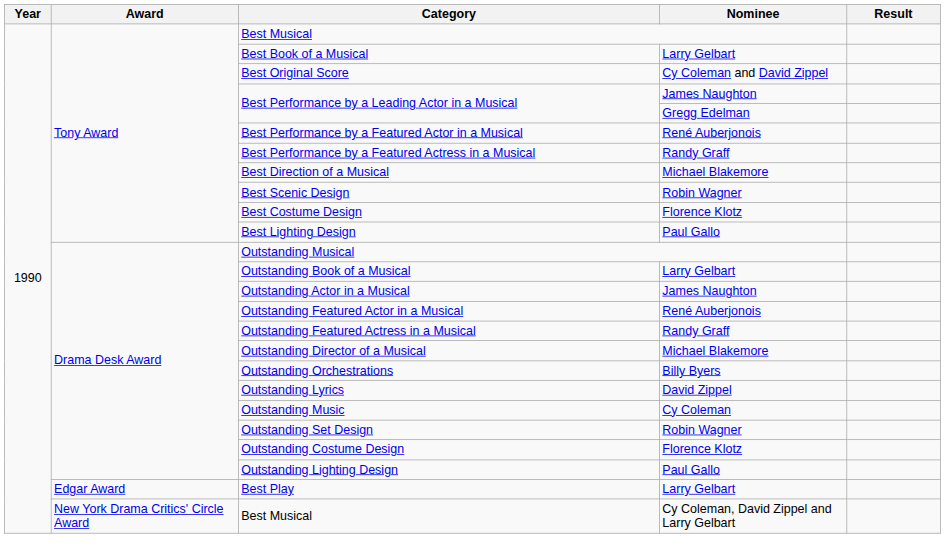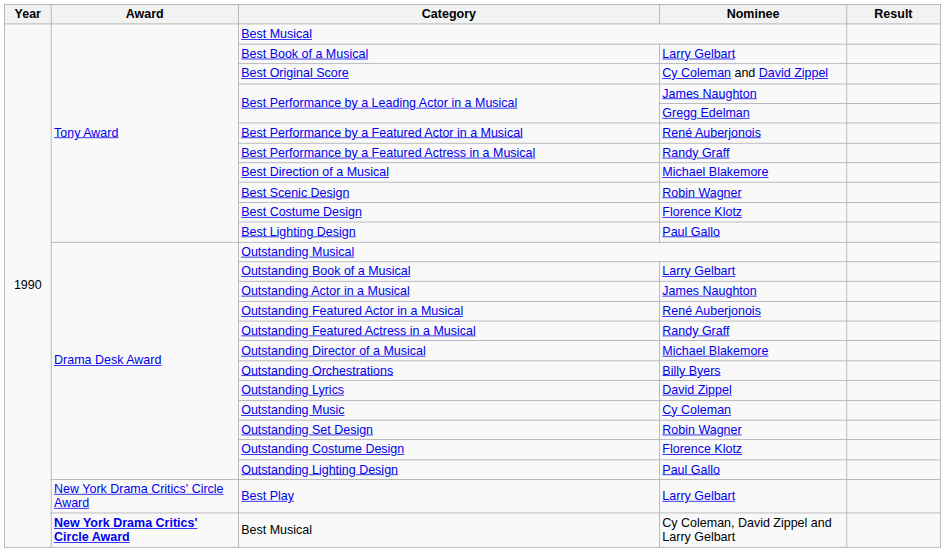(90, 489) Edgar Award -> (139, 496) New York Drama Critics' Circle Award
(139, 516) normal -> (126, 530) bold
